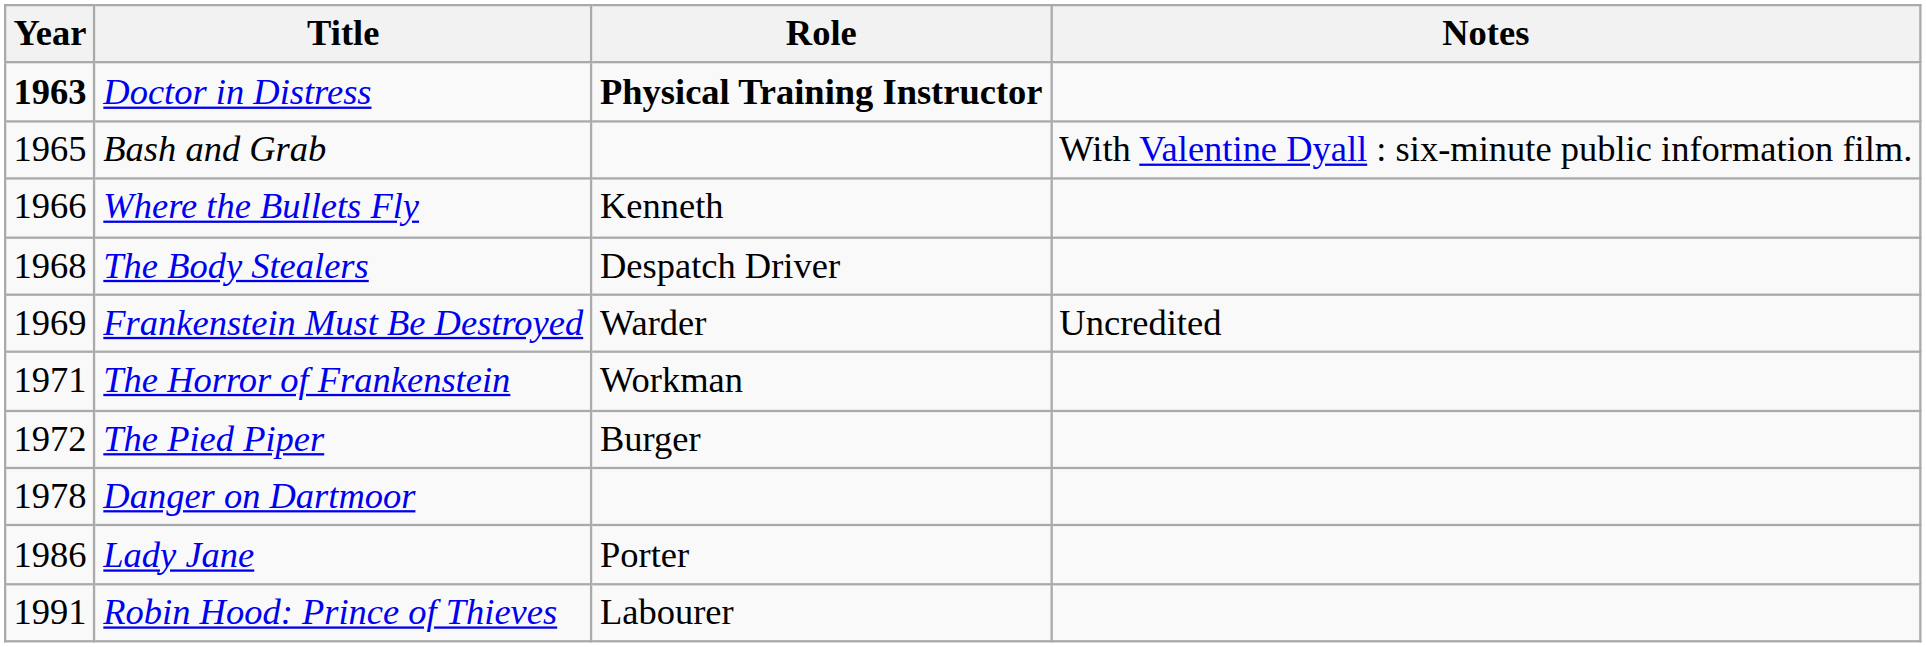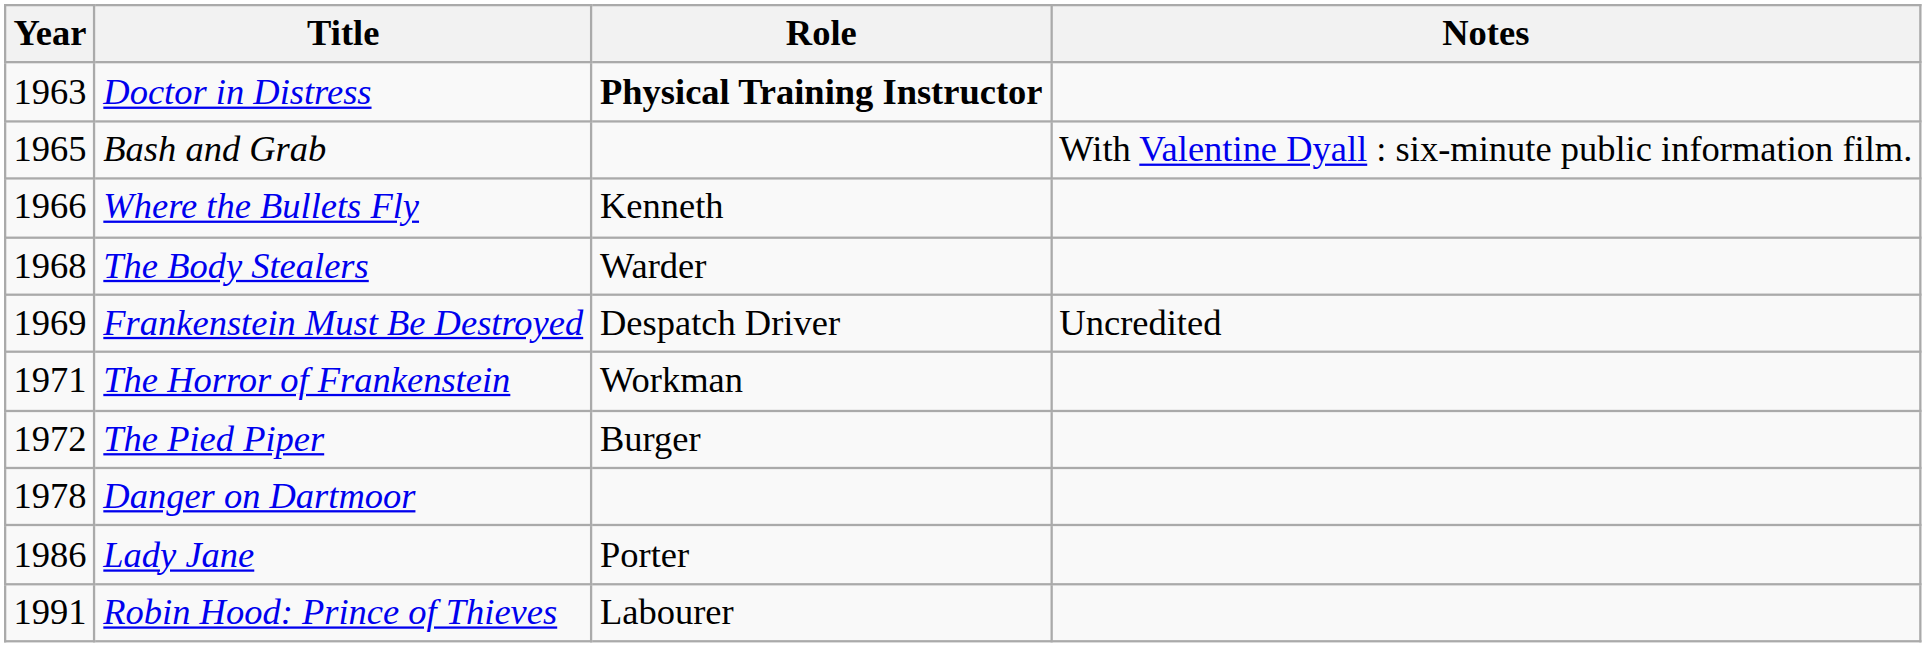(50, 91) bold -> (50, 91) normal
(720, 264) Despatch Driver -> (653, 264) Warder
(653, 322) Warder -> (720, 322) Despatch Driver
